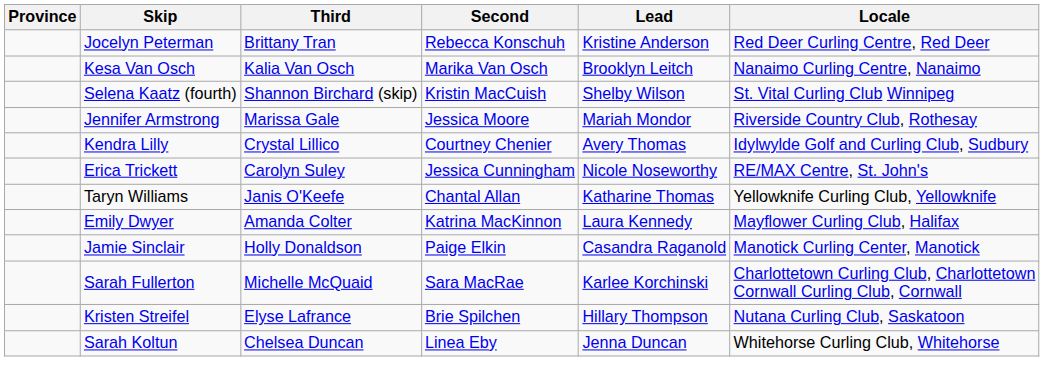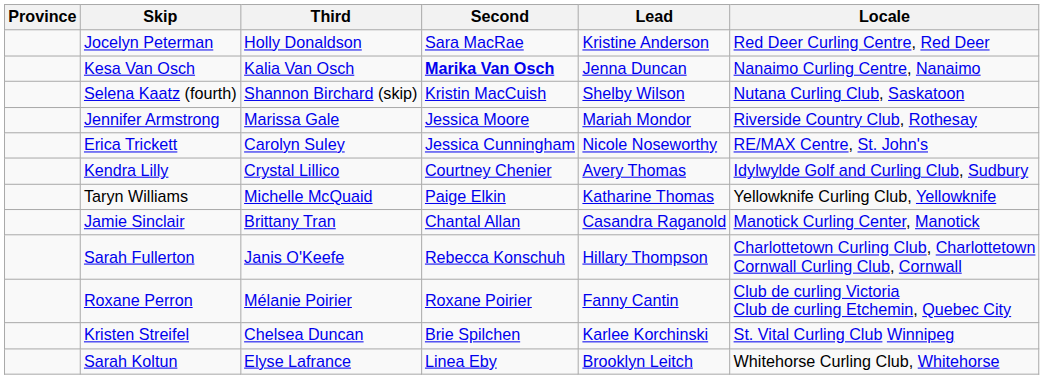(290, 42) Brittany Tran -> (303, 42) Holly Donaldson
(495, 42) Rebecca Konschuh -> (474, 42) Sara MacRae
(486, 68) normal -> (490, 68) bold
(638, 68) Brooklyn Leitch -> (635, 68) Jenna Duncan
(844, 94) St. Vital Curling Club Winnipeg -> (849, 94) Nutana Curling Club, Saskatoon
rows swapped: (131, 171) <-> (126, 145)
(294, 196) Janis O'Keefe -> (308, 196) Michelle McQuaid
(473, 196) Chantal Allan -> (465, 196) Paige Elkin
- row: (129, 222)
(303, 247) Holly Donaldson -> (290, 222) Brittany Tran
(465, 247) Paige Elkin -> (473, 222) Chantal Allan
(308, 282) Michelle McQuaid -> (294, 257) Janis O'Keefe
(474, 282) Sara MacRae -> (495, 257) Rebecca Konschuh
(645, 282) Karlee Korchinski -> (645, 257) Hillary Thompson
+ row: (138, 300)
(298, 317) Elyse Lafrance -> (304, 335) Chelsea Duncan
(645, 317) Hillary Thompson -> (645, 335) Karlee Korchinski
(849, 317) Nutana Curling Club, Saskatoon -> (844, 335) St. Vital Curling Club Winnipeg
(304, 343) Chelsea Duncan -> (298, 361) Elyse Lafrance
(635, 343) Jenna Duncan -> (638, 361) Brooklyn Leitch
